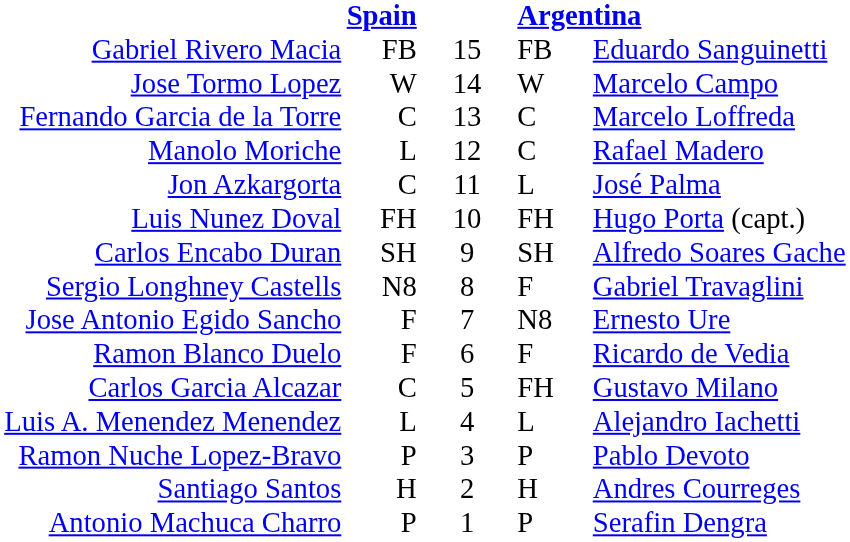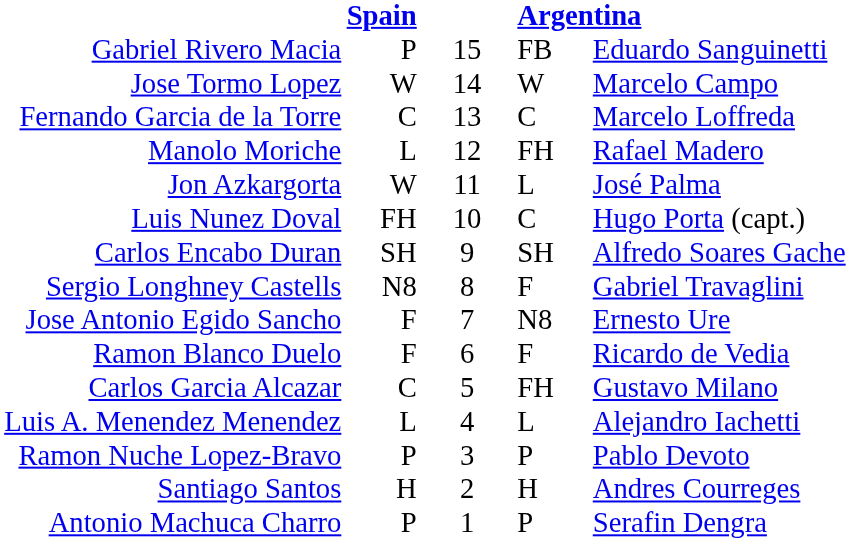(399, 49) FB -> (409, 49) P
(527, 150) C -> (536, 150) FH
(407, 184) C -> (403, 184) W
(536, 218) FH -> (527, 218) C
